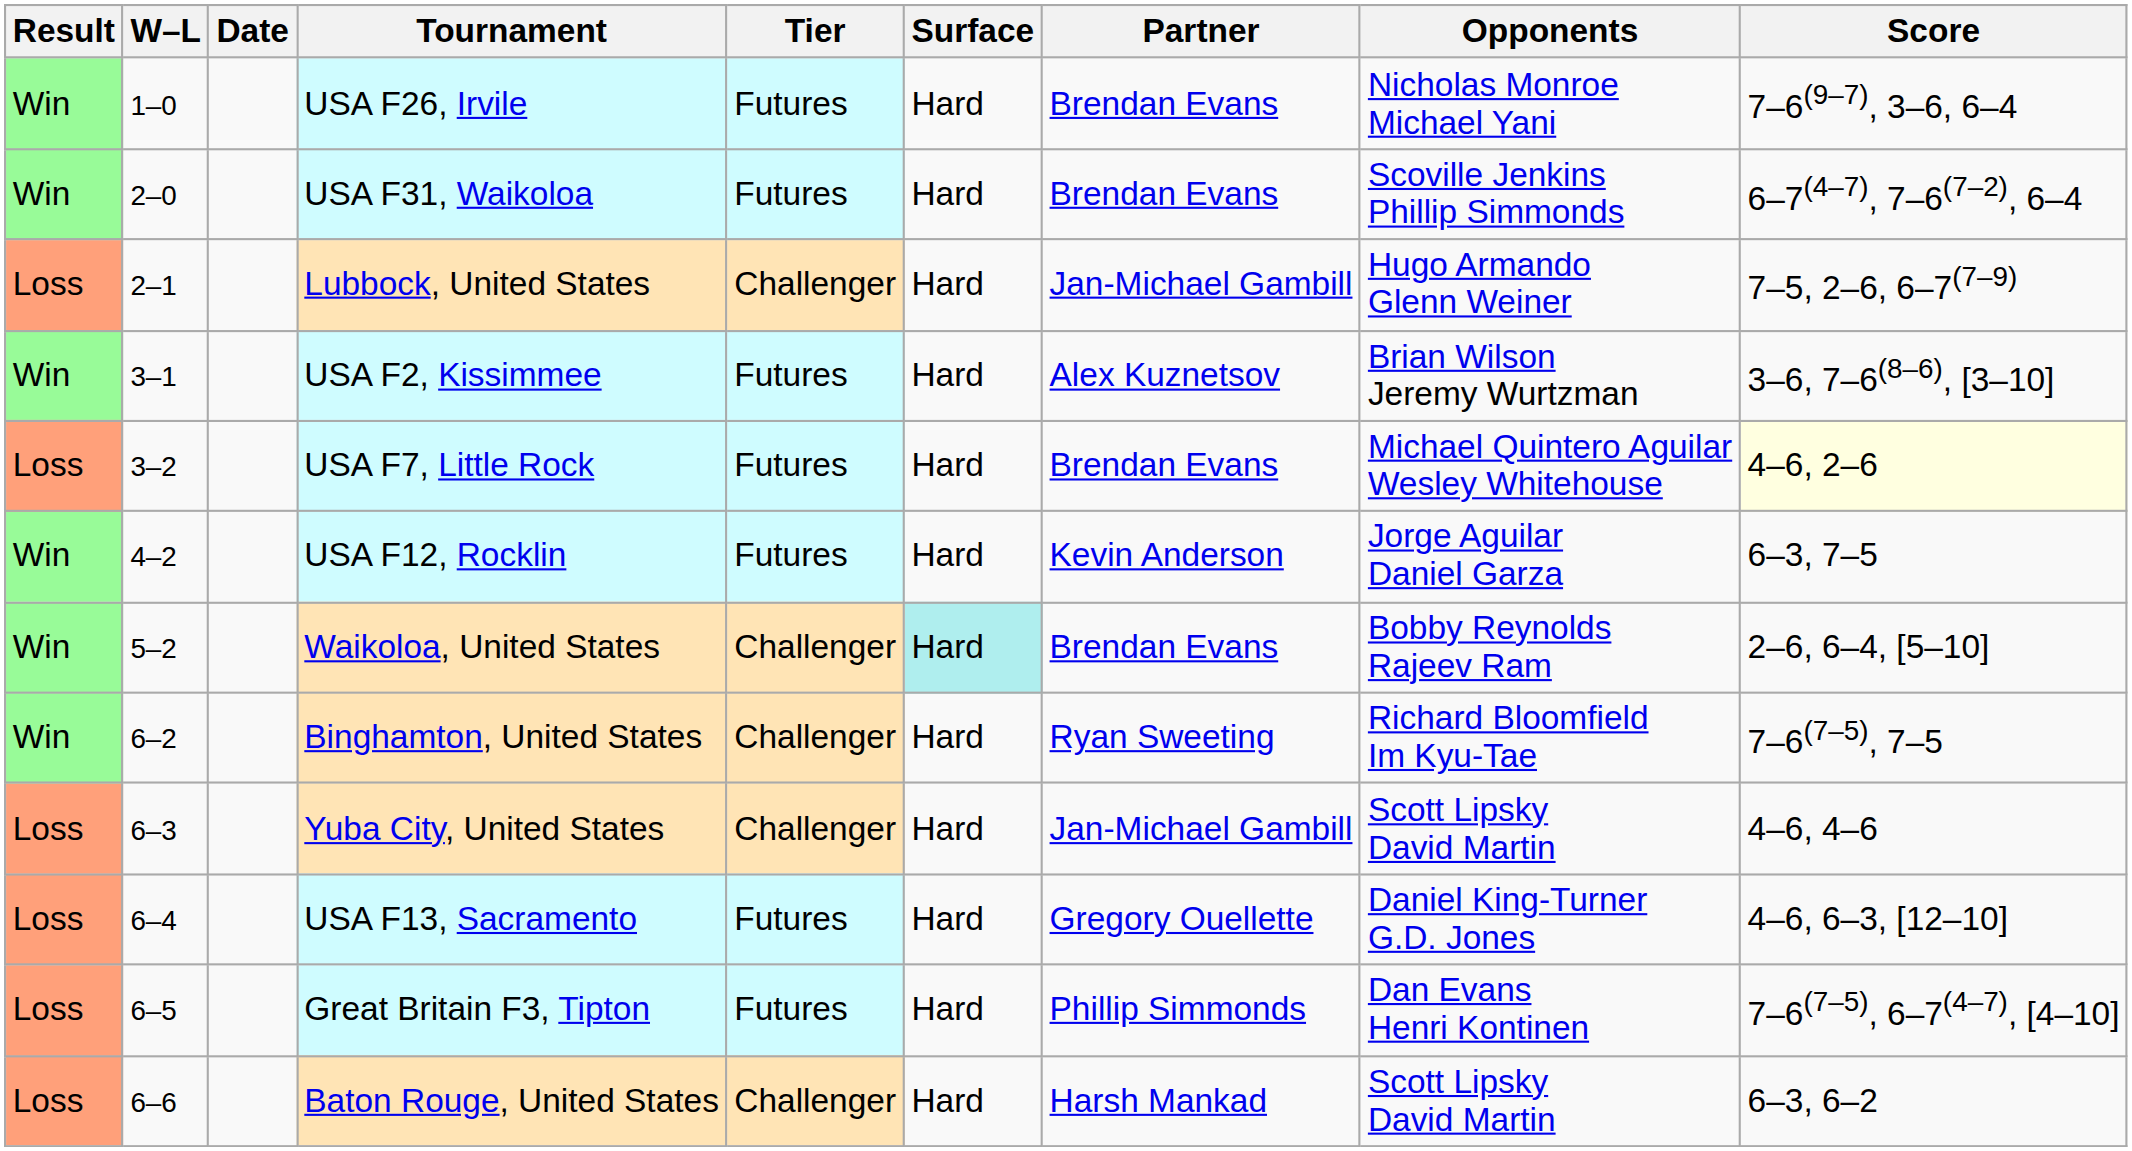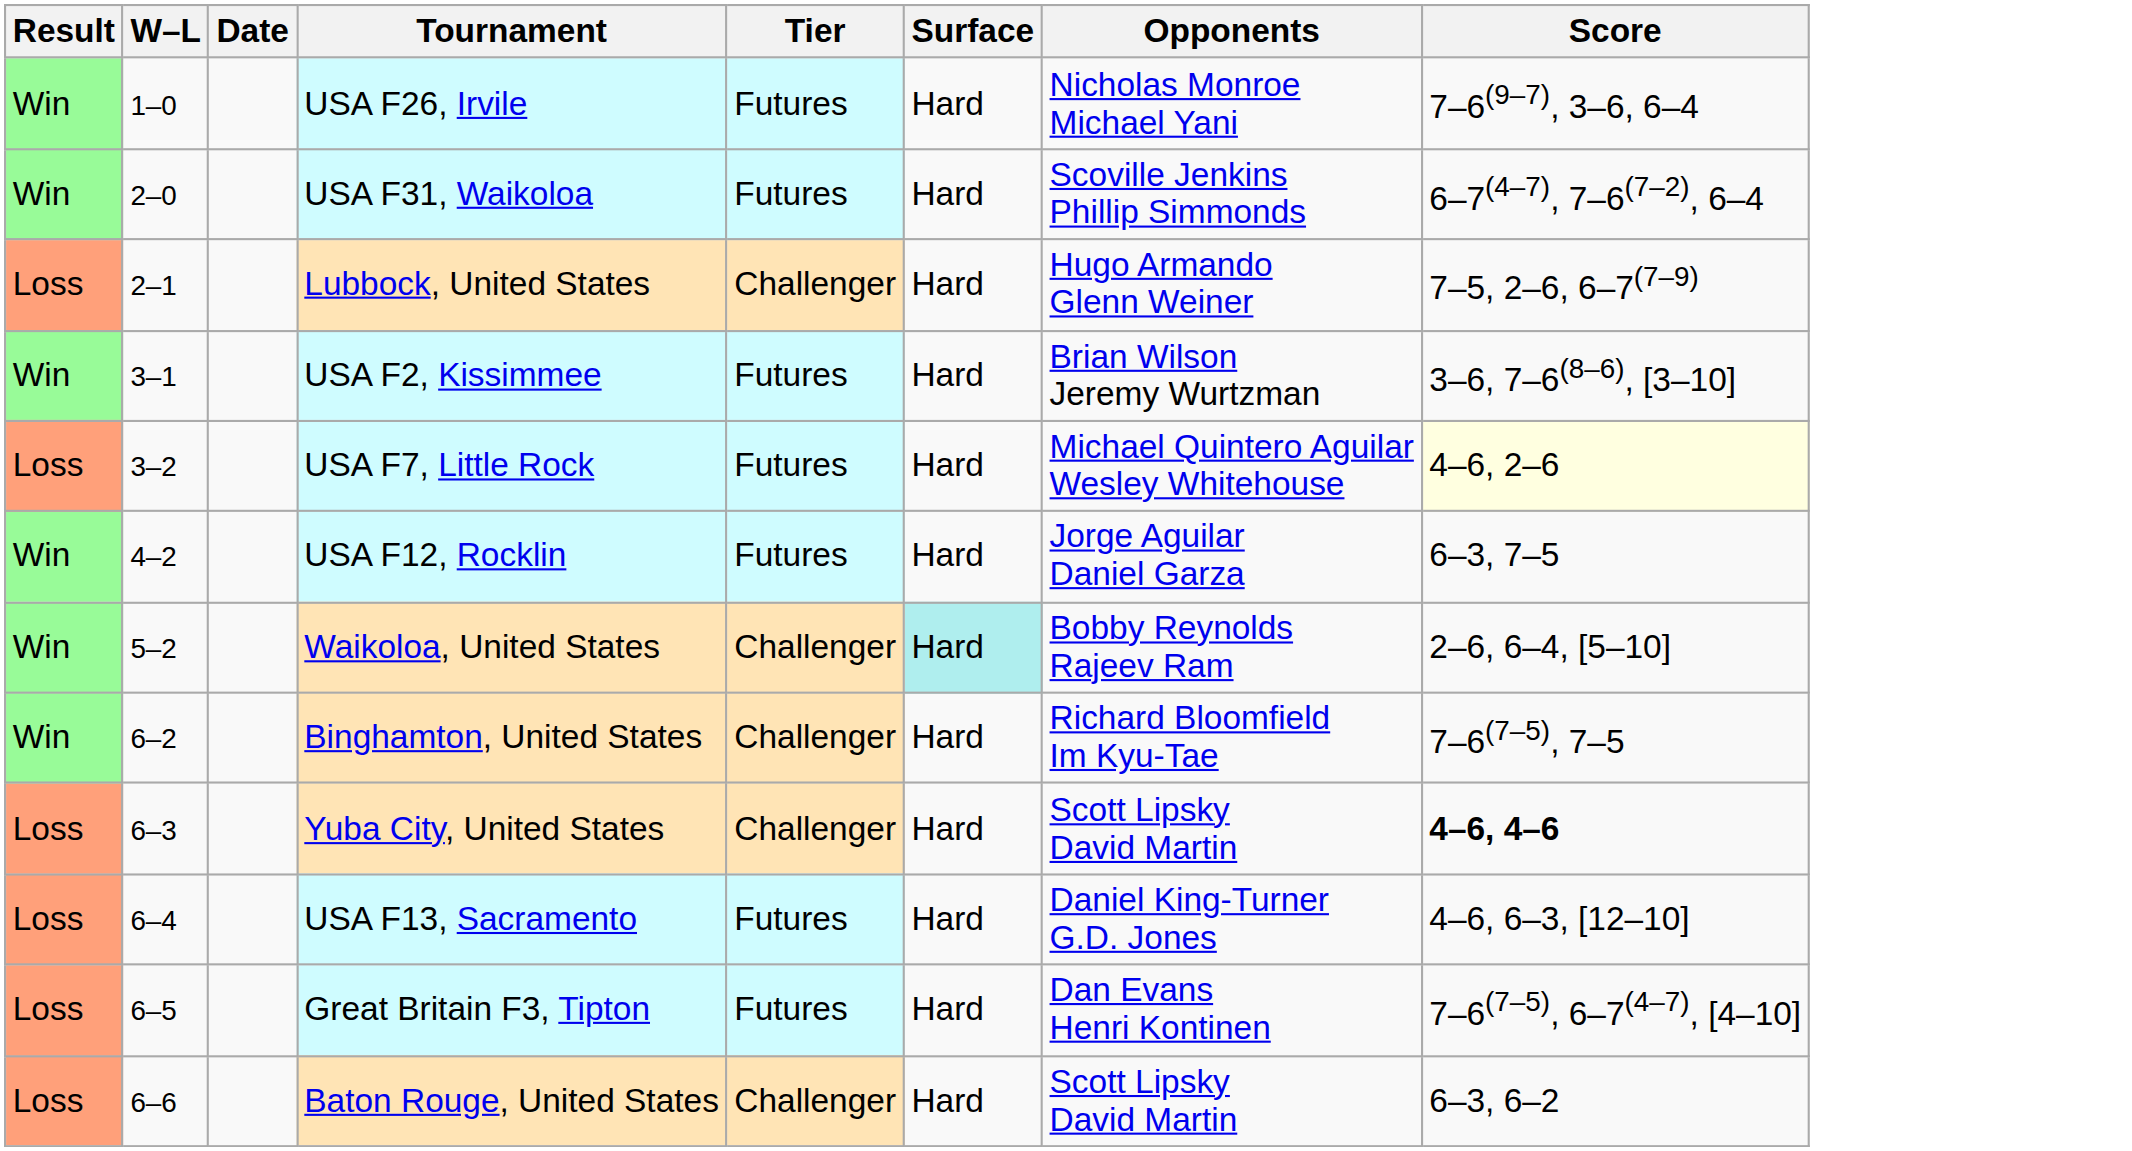- column: (1201, 31)
(1813, 828) normal -> (1494, 828) bold
